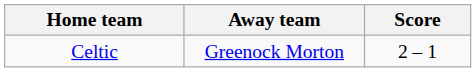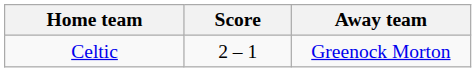columns swapped: (417, 19) <-> (274, 19)
